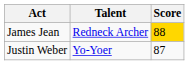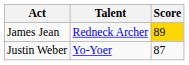(159, 32) 88 -> (159, 32) 89
